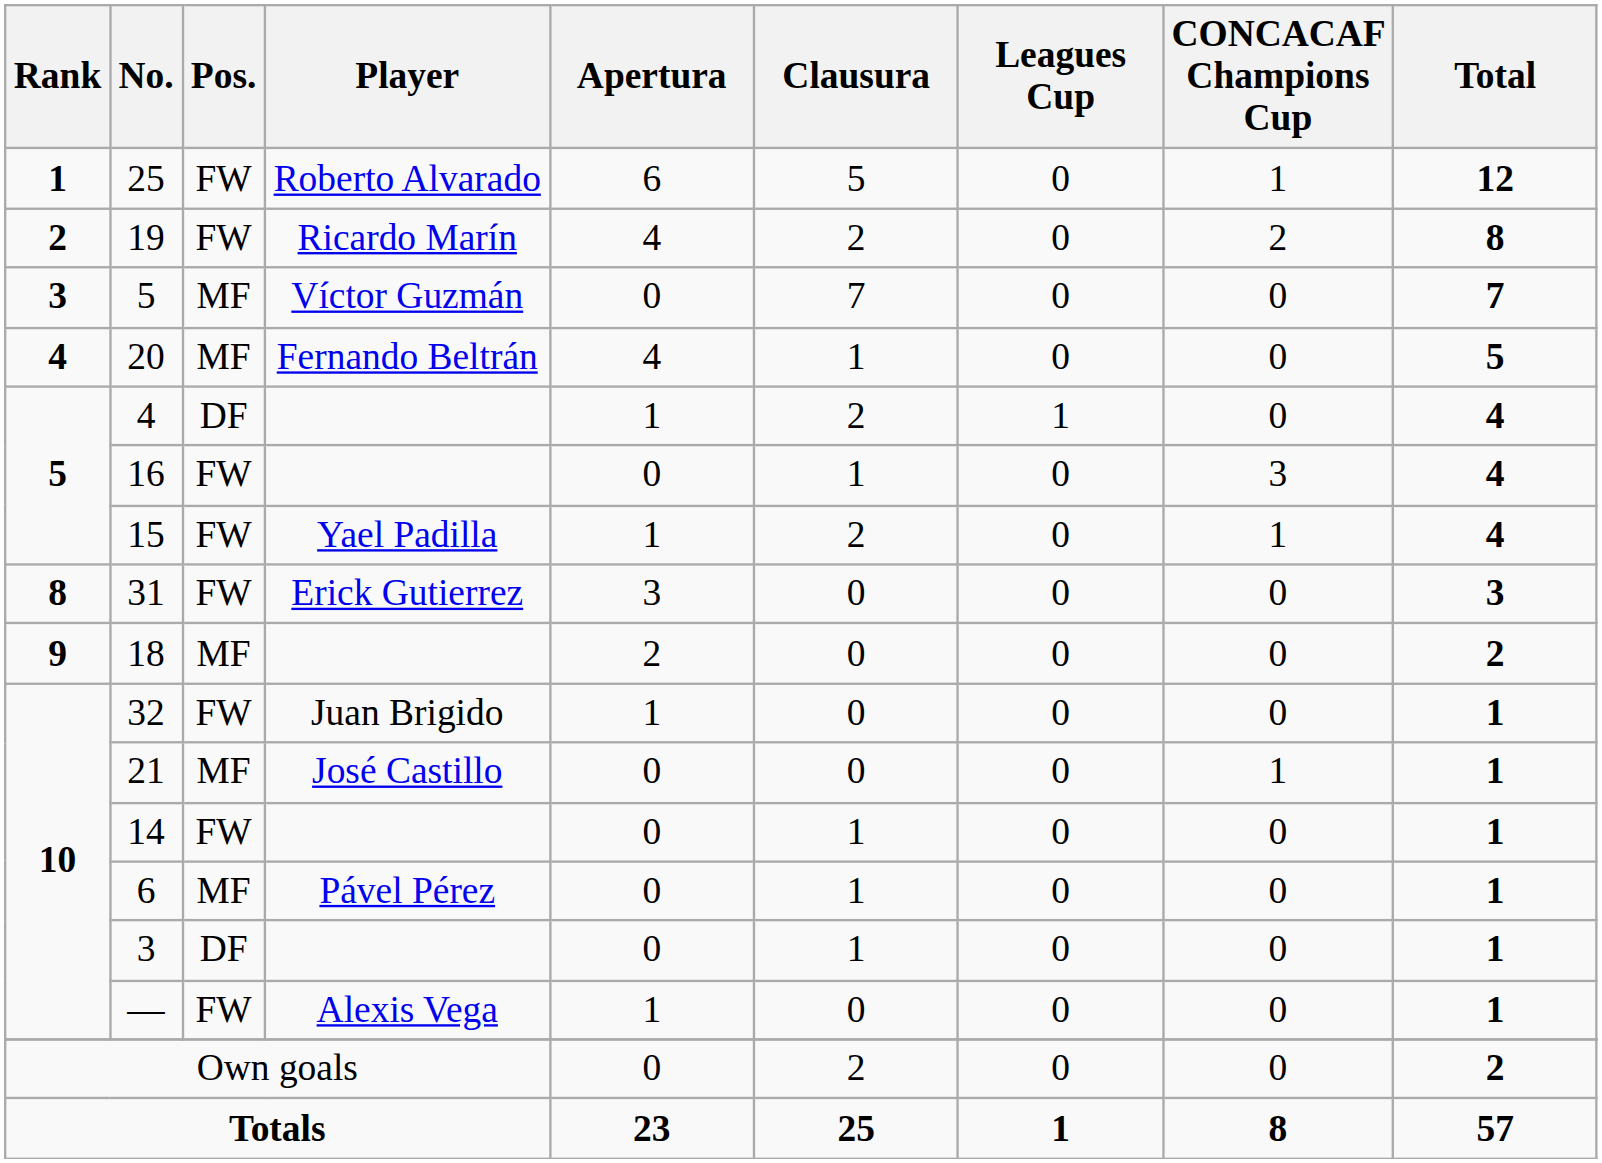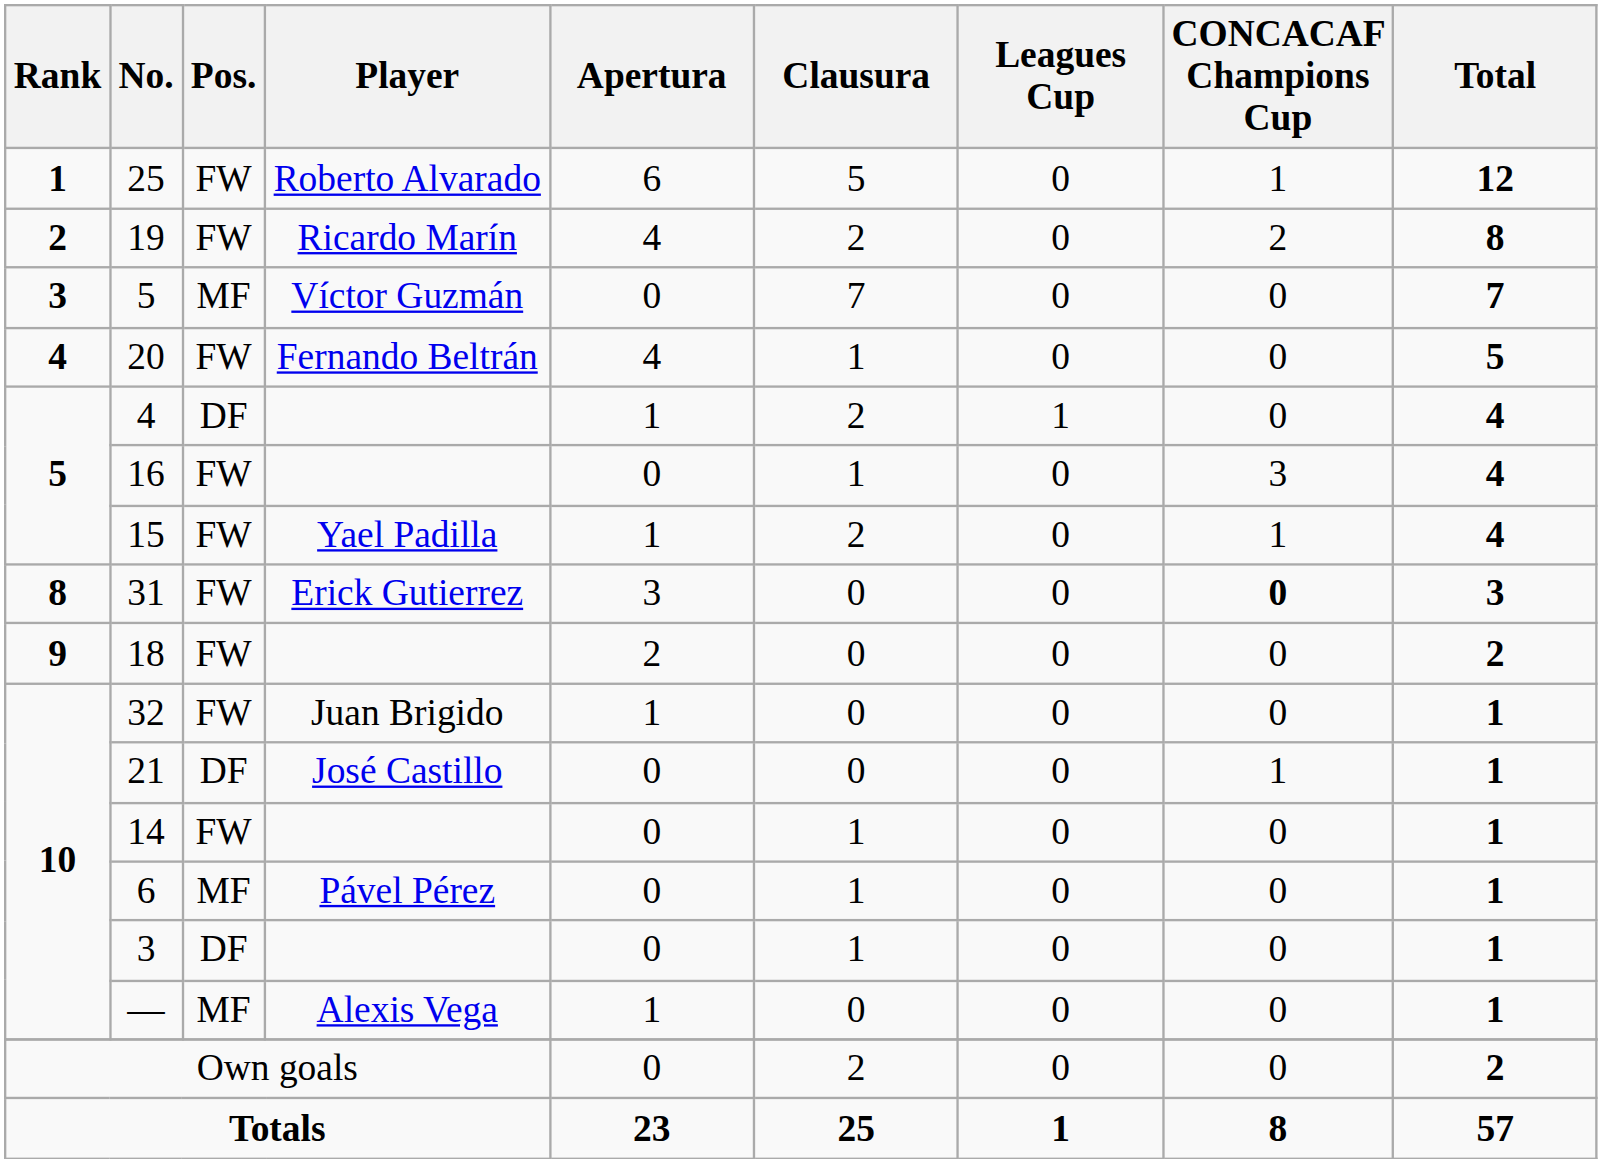(224, 355) MF -> (224, 355) FW
(1278, 593) normal -> (1278, 593) bold
(224, 652) MF -> (224, 652) FW
(224, 771) MF -> (224, 771) DF
(224, 1009) FW -> (224, 1009) MF
